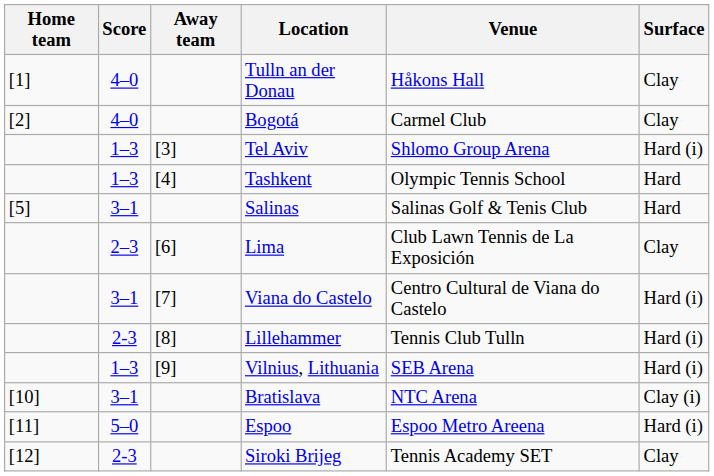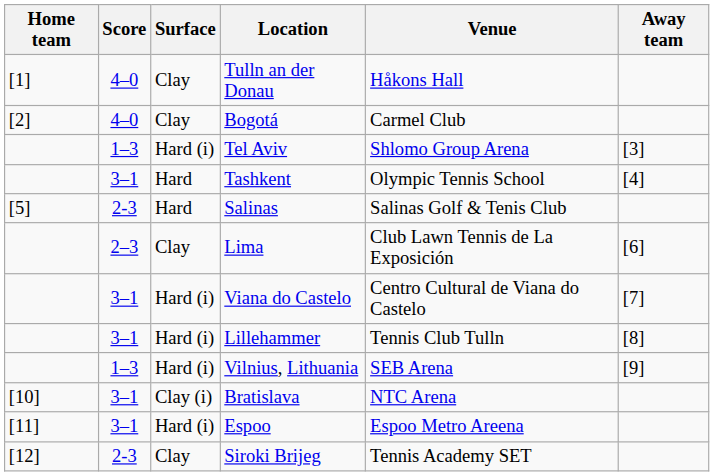columns swapped: (196, 29) <-> (674, 29)
(124, 178) 1–3 -> (124, 178) 3–1
(124, 208) 3–1 -> (124, 208) 2-3
(124, 338) 2-3 -> (124, 338) 3–1
(124, 426) 5–0 -> (124, 426) 3–1
